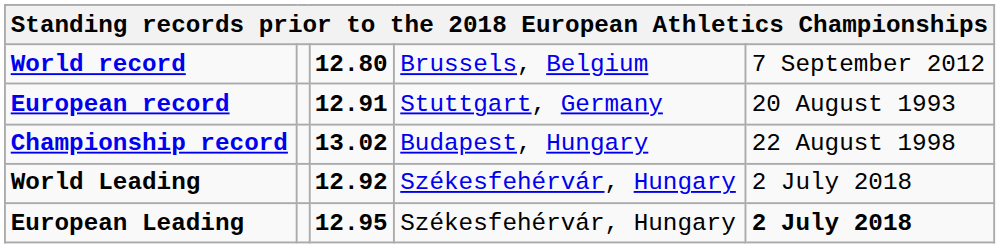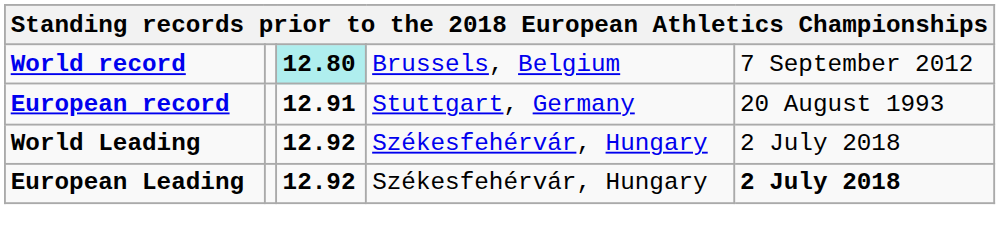(351, 64) no background -> (319, 64) paleturquoise background
- row: (149, 144)
(351, 223) 12.95 -> (319, 183) 12.92
